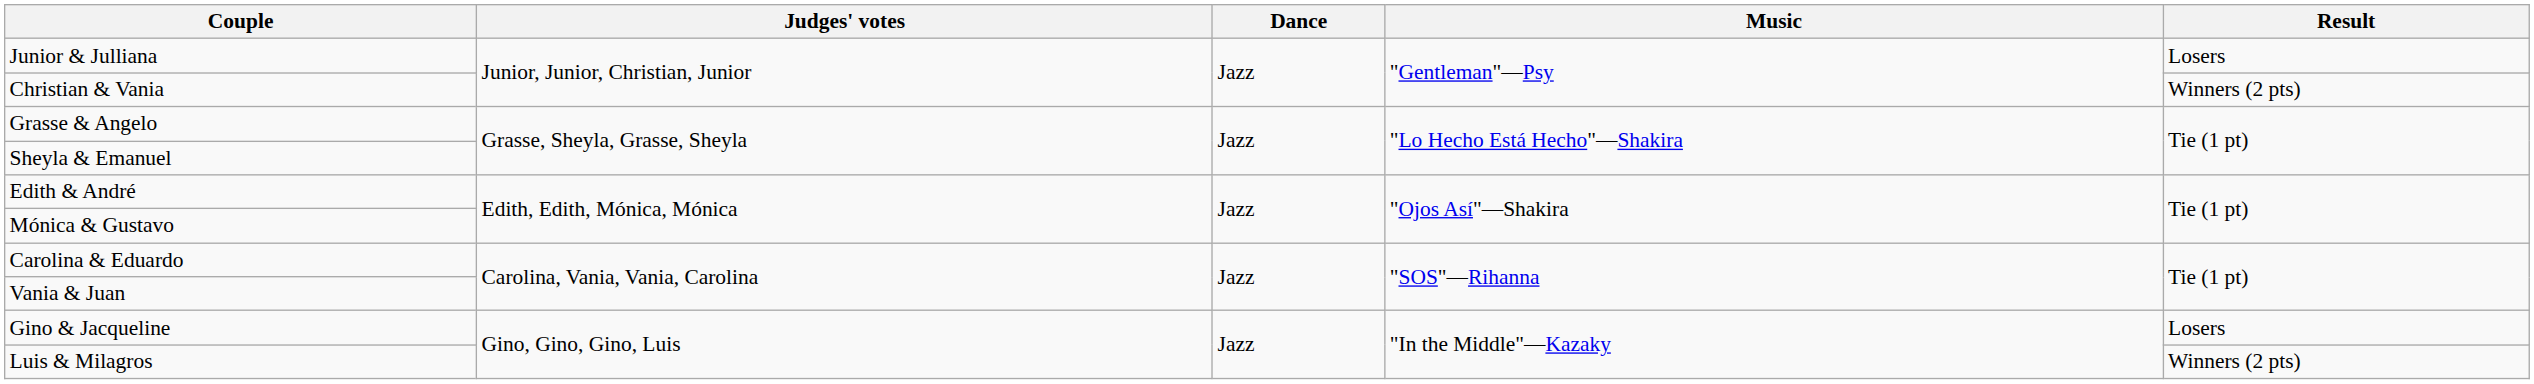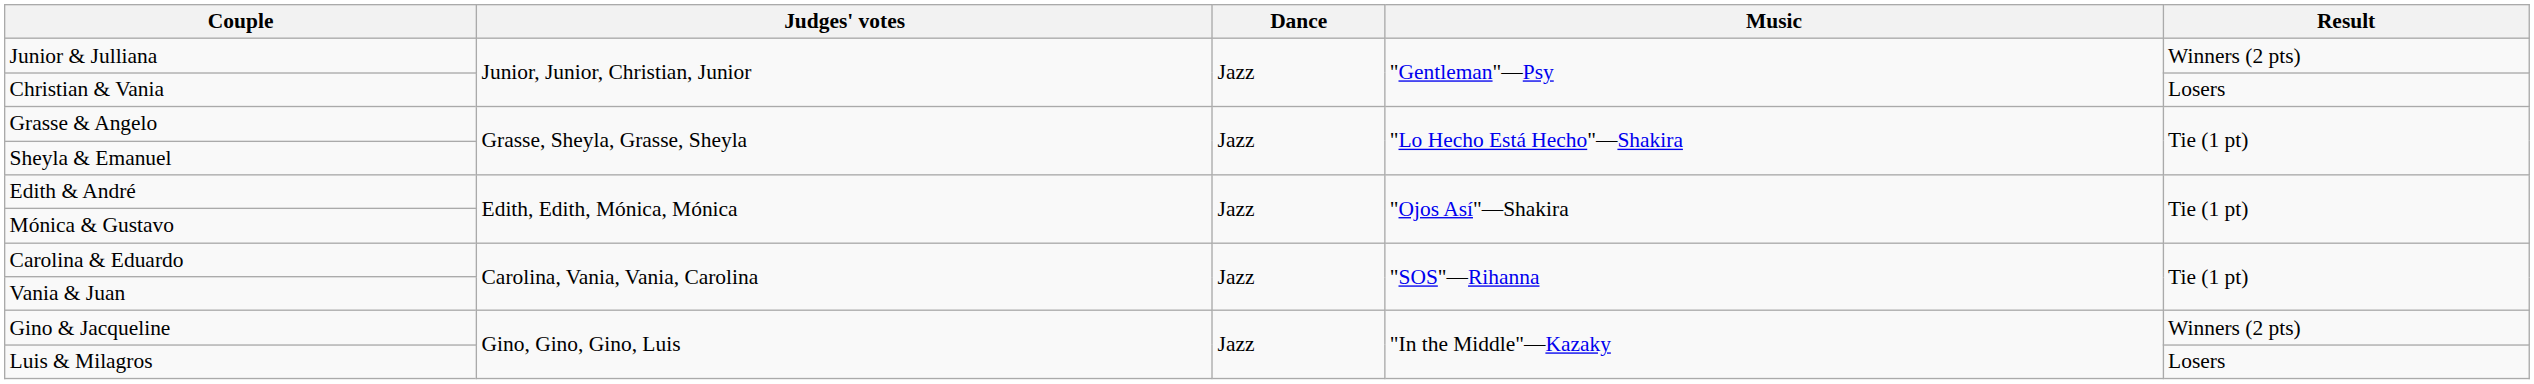(2197, 55) Losers -> (2234, 55) Winners (2 pts)
(2234, 89) Winners (2 pts) -> (2197, 89) Losers
(2197, 327) Losers -> (2234, 327) Winners (2 pts)
(2234, 361) Winners (2 pts) -> (2197, 361) Losers
